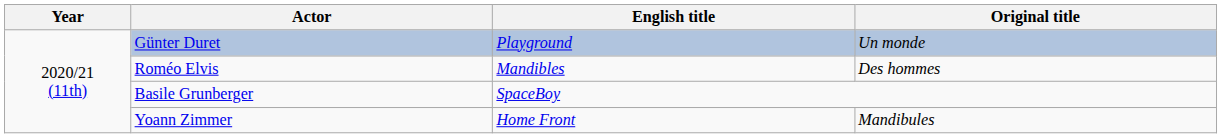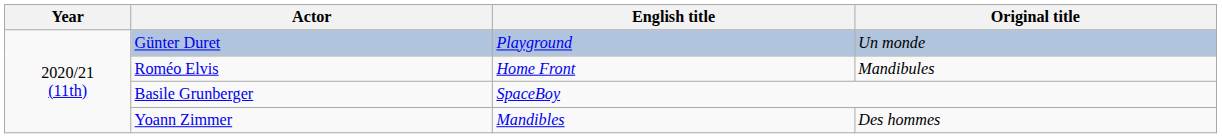(531, 68) Mandibles -> (536, 68) Home Front
(899, 68) Des hommes -> (896, 68) Mandibules
(536, 119) Home Front -> (531, 119) Mandibles
(896, 119) Mandibules -> (899, 119) Des hommes
